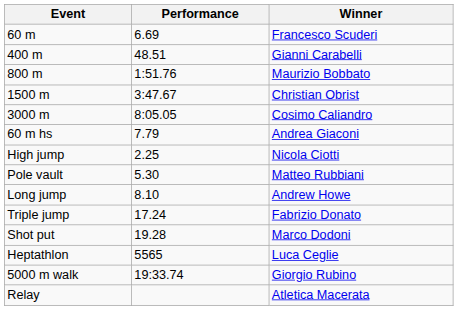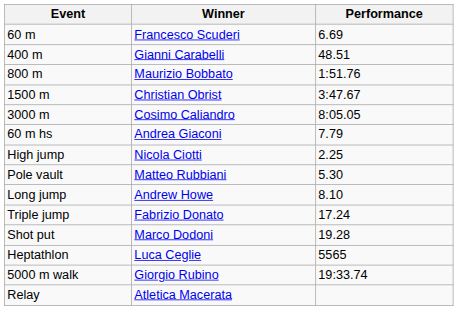columns swapped: (361, 14) <-> (200, 14)
